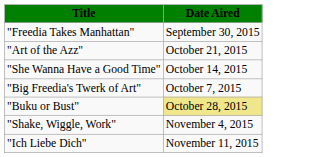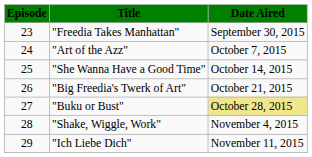+ column: (27, 13)
(207, 50) October 21, 2015 -> (249, 50) October 7, 2015
(204, 87) October 7, 2015 -> (252, 87) October 21, 2015
